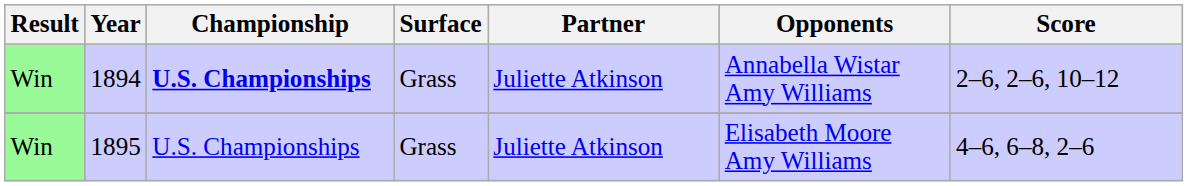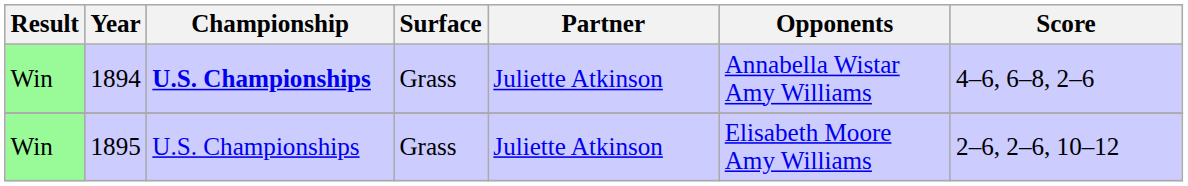(1038, 78) 2–6, 2–6, 10–12 -> (1025, 78) 4–6, 6–8, 2–6
(1025, 146) 4–6, 6–8, 2–6 -> (1038, 146) 2–6, 2–6, 10–12
